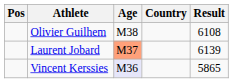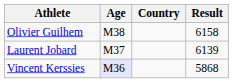- column: (16, 13)
(209, 31) 6108 -> (207, 31) 6158
(127, 50) lightsalmon background -> (114, 50) no background
(209, 68) 5865 -> (207, 68) 5868
